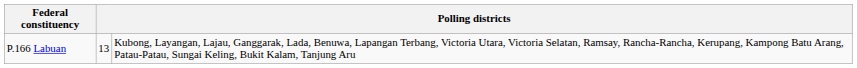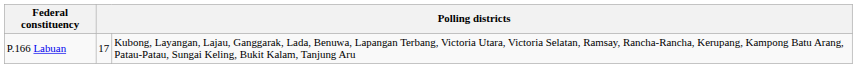(104, 48) 13 -> (104, 48) 17
